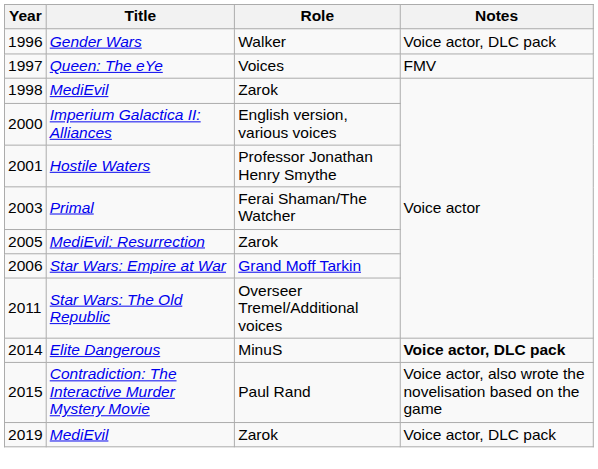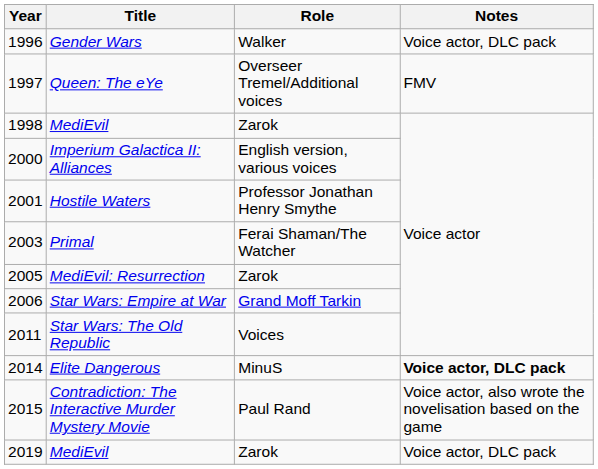(261, 66) Voices -> (298, 83) Overseer Tremel/Additional voices
(298, 308) Overseer Tremel/Additional voices -> (261, 334) Voices
